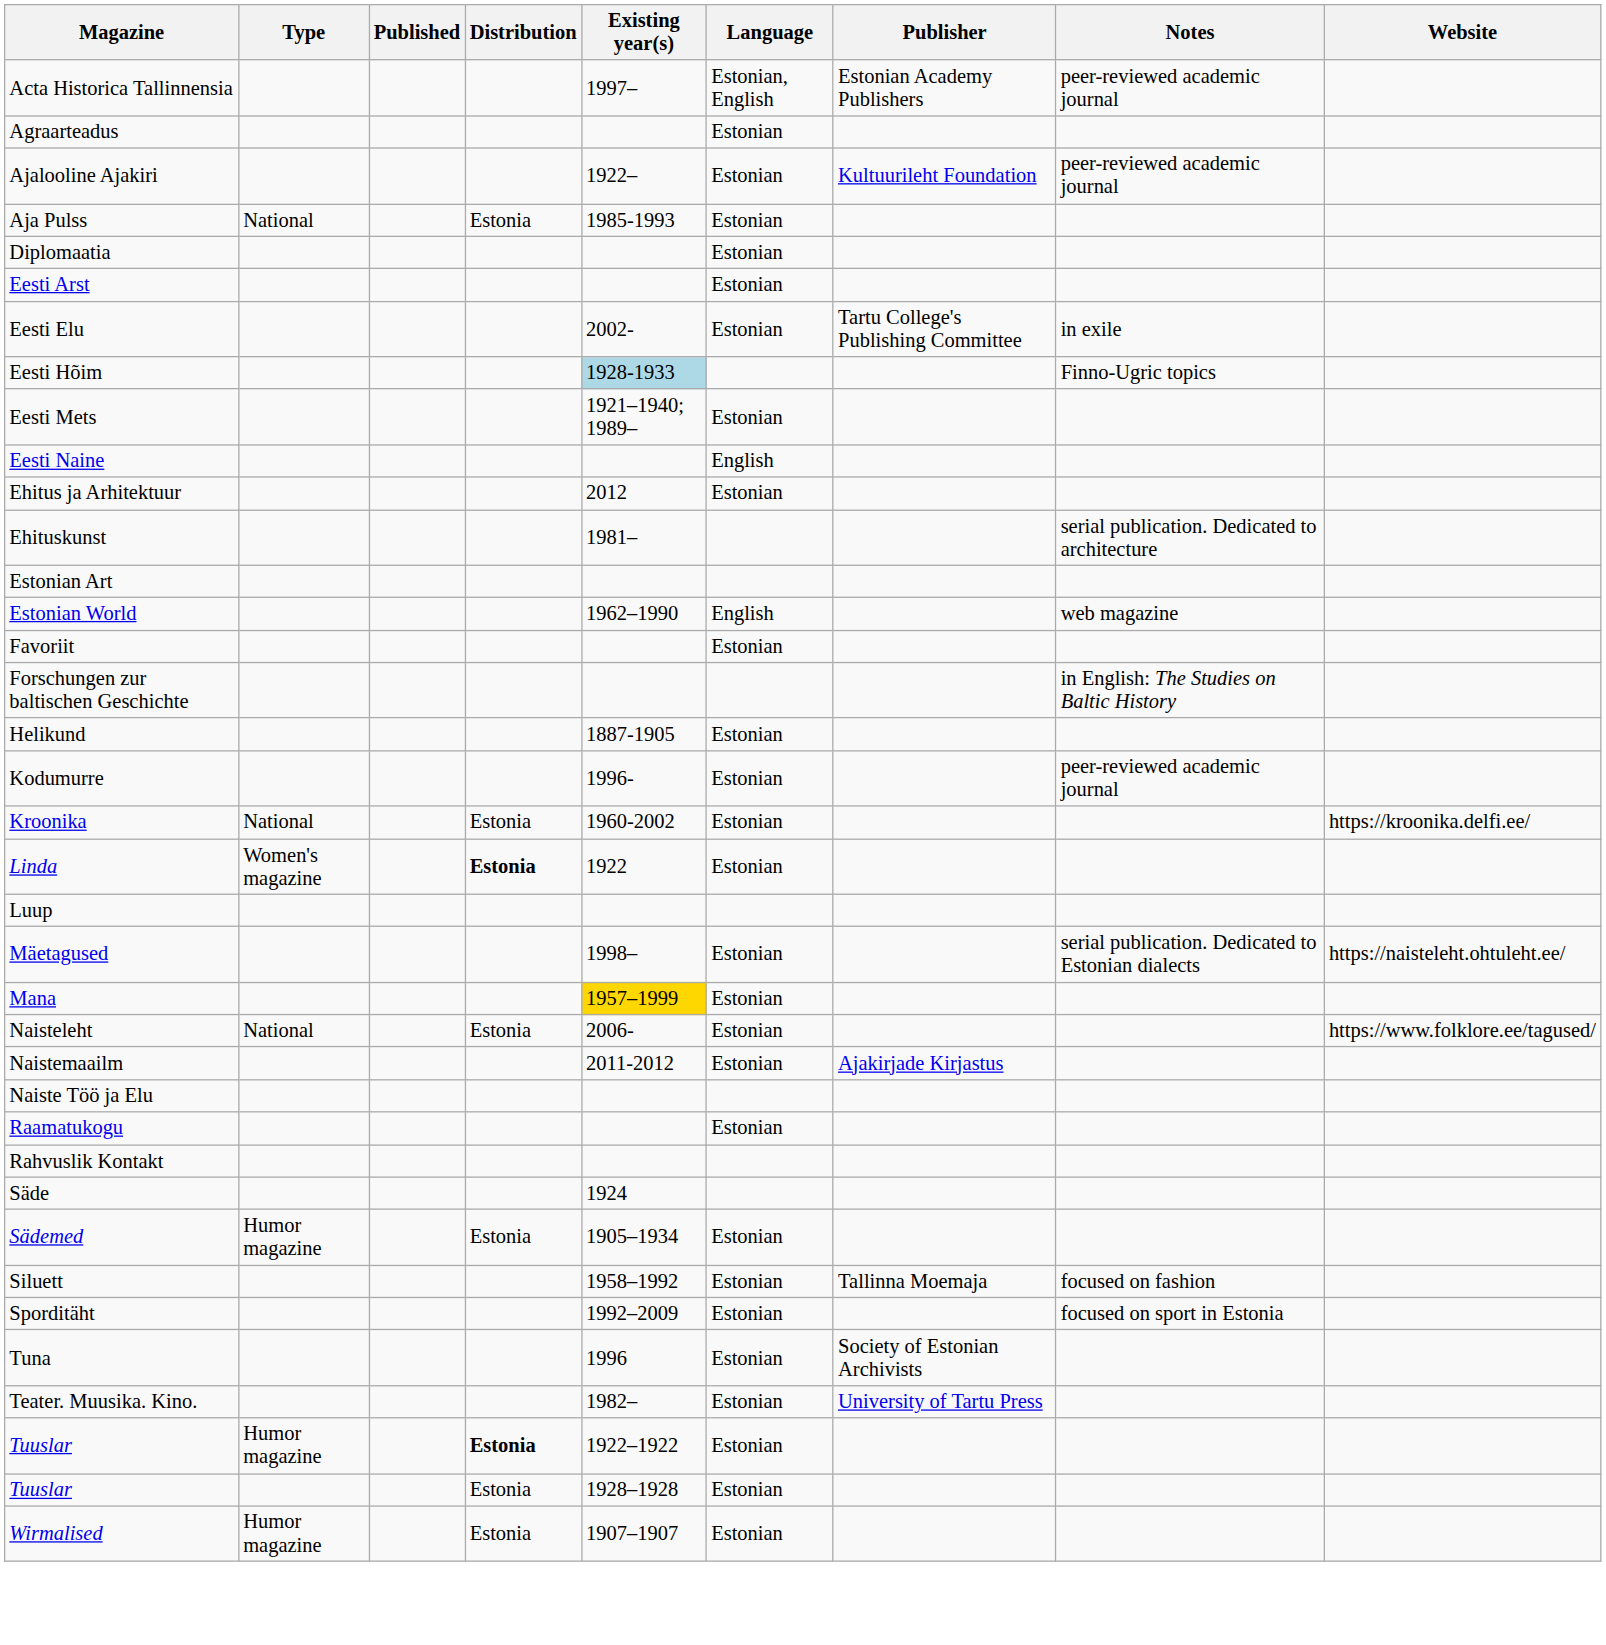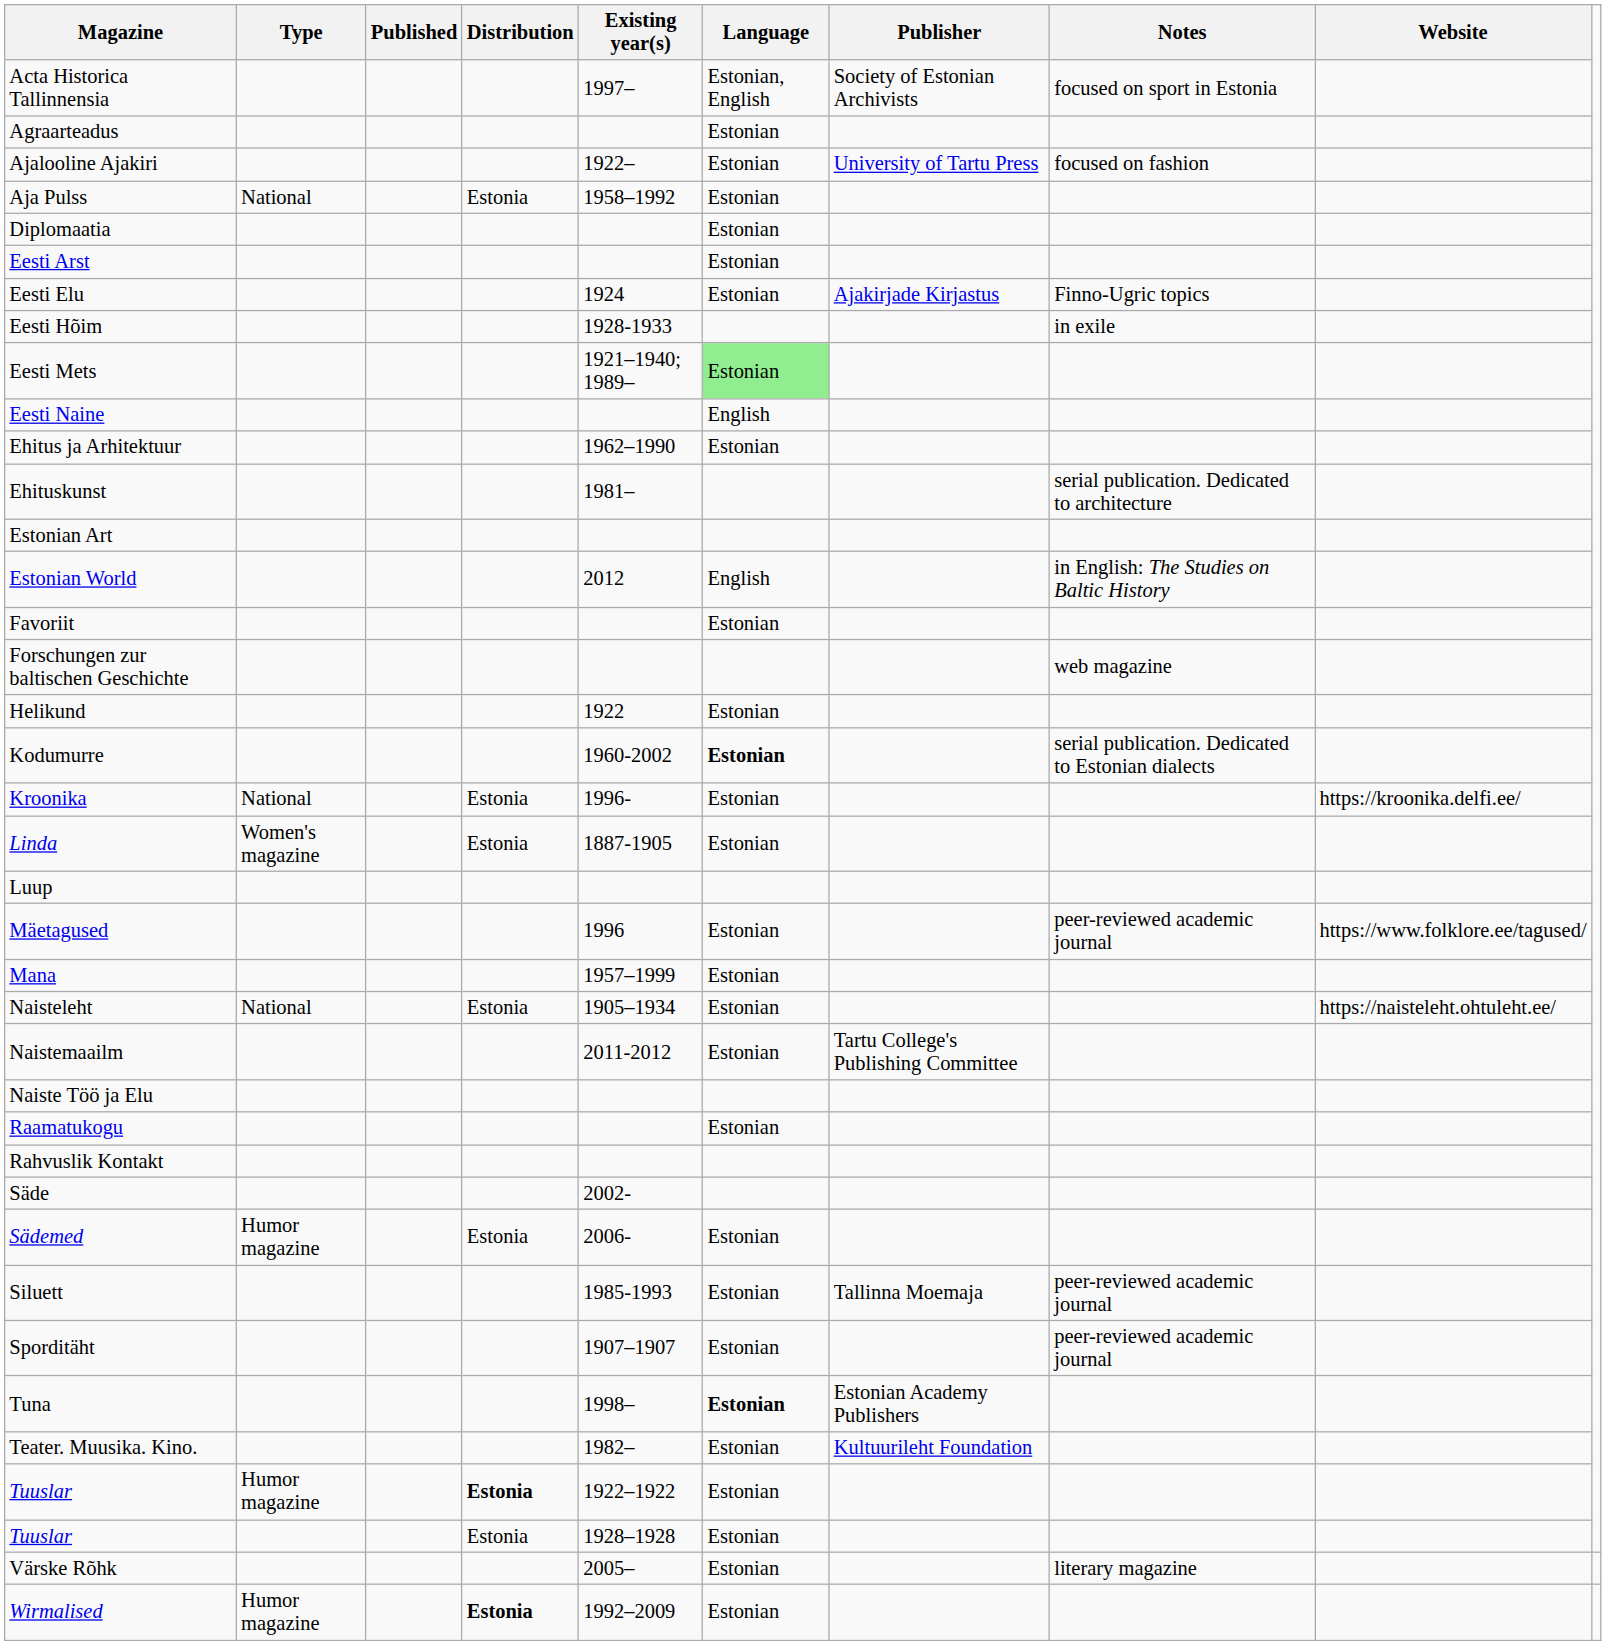(915, 87) Estonian Academy Publishers -> (914, 87) Society of Estonian Archivists
(1160, 87) peer-reviewed academic journal -> (1166, 87) focused on sport in Estonia
(937, 175) Kultuurileht Foundation -> (936, 164) University of Tartu Press
(1160, 175) peer-reviewed academic journal -> (1132, 164) focused on fashion
(630, 219) 1985-1993 -> (629, 196) 1958–1992
(610, 328) 2002- -> (604, 294) 1924
(930, 328) Tartu College's Publishing Committee -> (916, 294) Ajakirjade Kirjastus
(1091, 328) in exile -> (1132, 294) Finno-Ugric topics
(630, 372) lightblue background -> (628, 326) no background
(1138, 372) Finno-Ugric topics -> (1085, 326) in exile
(747, 416) no background -> (743, 370) lightgreen background
(607, 493) 2012 -> (629, 447) 1962–1990
(632, 613) 1962–1990 -> (604, 579) 2012
(1119, 613) web magazine -> (1162, 579) in English: The Studies on Baltic History
(1168, 690) in English: The Studies on Baltic History -> (1113, 667) web magazine
(630, 734) 1887-1905 -> (604, 711) 1922
(610, 778) 1996- -> (628, 755) 1960-2002
(747, 778) normal -> (746, 755) bold
(1160, 778) peer-reviewed academic journal -> (1172, 755) serial publication. Dedicated to Estonian dialects
(630, 822) 1960-2002 -> (607, 799) 1996-
(503, 866) bold -> (497, 843) normal
(607, 866) 1922 -> (628, 843) 1887-1905
(612, 954) 1998– -> (604, 931) 1996
(1189, 954) serial publication. Dedicated to Estonian dialects -> (1154, 931) peer-reviewed academic journal
(1447, 954) https://naisteleht.ohtuleht.ee/ -> (1453, 931) https://www.folklore.ee/tagused/
(632, 998) gold background -> (629, 975) no background
(610, 1030) 2006- -> (629, 1007) 1905–1934
(1462, 1030) https://www.folklore.ee/tagused/ -> (1438, 1007) https://naisteleht.ohtuleht.ee/
(921, 1063) Ajakirjade Kirjastus -> (926, 1051) Tartu College's Publishing Committee
(607, 1193) 1924 -> (607, 1193) 2002-
(632, 1237) 1905–1934 -> (607, 1237) 2006-
(632, 1281) 1958–1992 -> (628, 1292) 1985-1993
(1138, 1281) focused on fashion -> (1154, 1292) peer-reviewed academic journal
(632, 1313) 1992–2009 -> (629, 1348) 1907–1907
(1172, 1313) focused on sport in Estonia -> (1154, 1348) peer-reviewed academic journal
(607, 1357) 1996 -> (609, 1403) 1998–
(747, 1357) normal -> (746, 1403) bold
(918, 1357) Society of Estonian Archivists -> (911, 1403) Estonian Academy Publishers
(940, 1401) University of Tartu Press -> (933, 1447) Kultuurileht Foundation
+ row: (63, 1568)
(500, 1533) normal -> (500, 1612) bold
(632, 1533) 1907–1907 -> (629, 1612) 1992–2009
